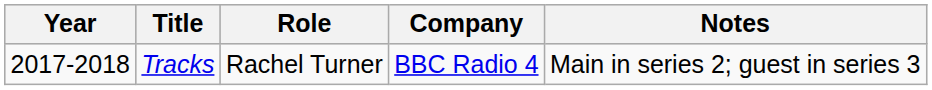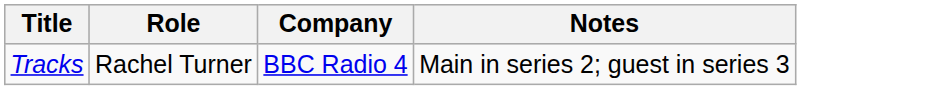- column: (70, 24)
